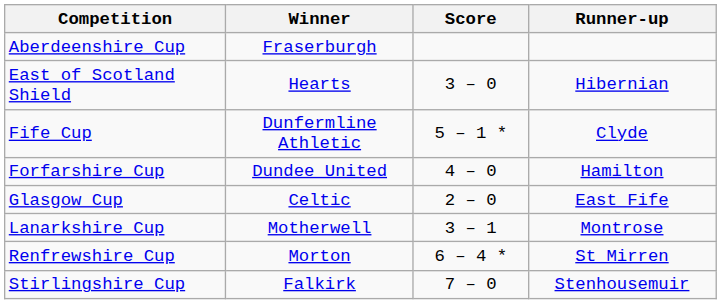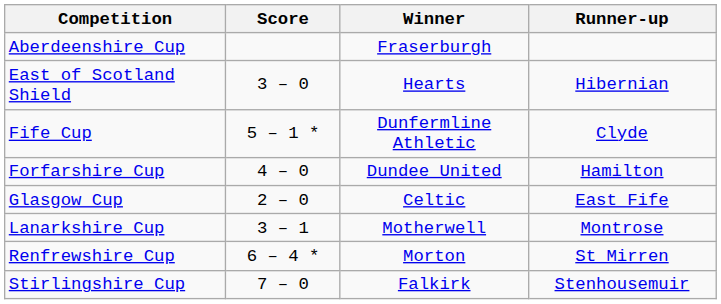columns swapped: (320, 19) <-> (471, 19)
